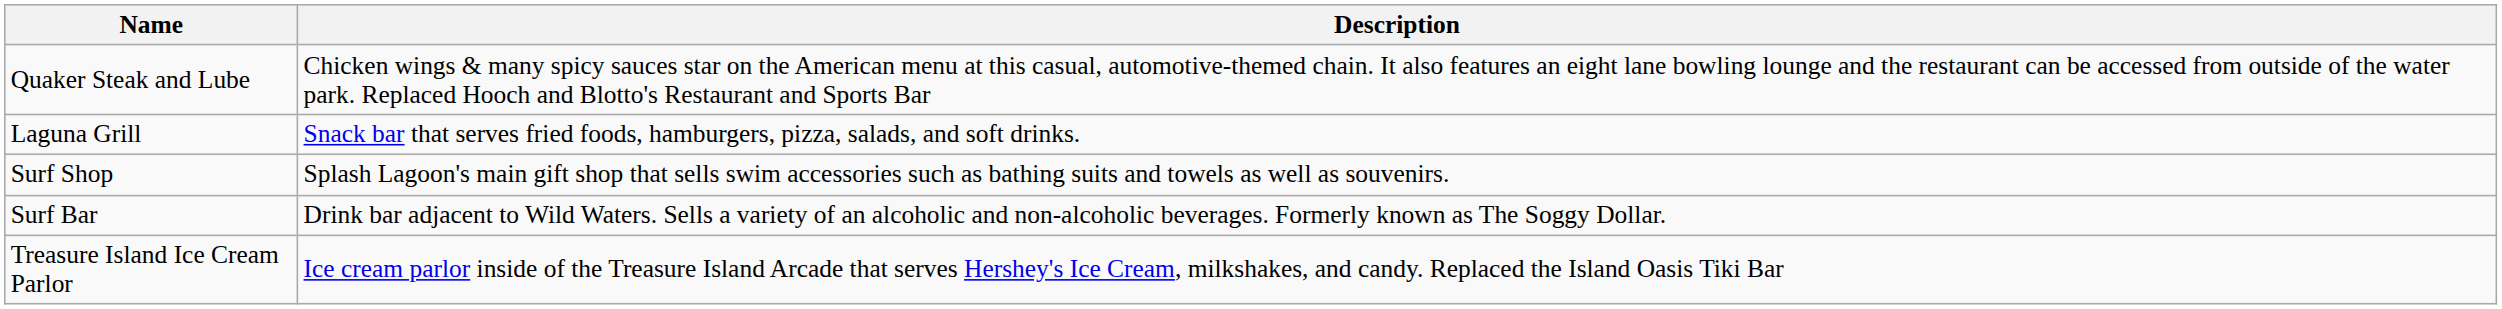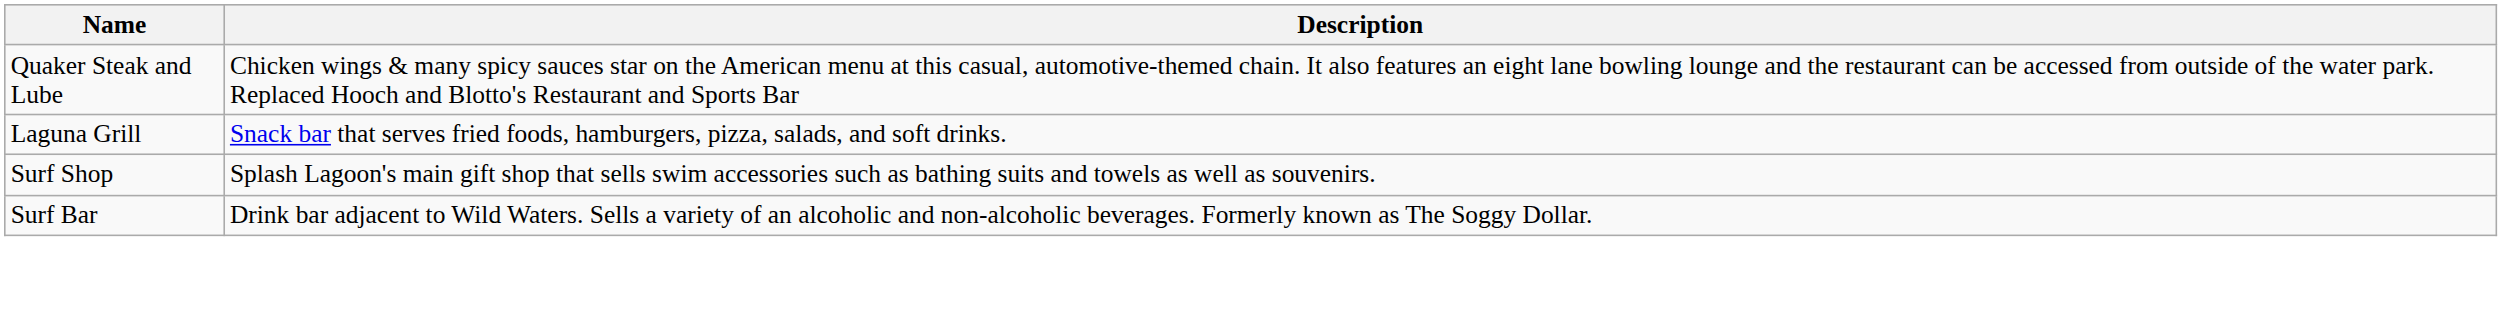- row: (145, 269)
